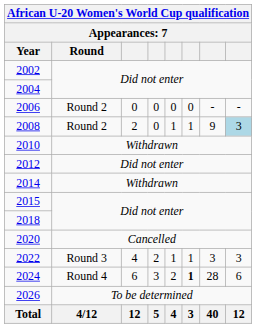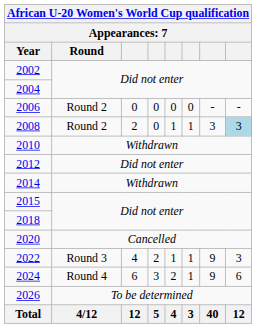(212, 126) 9 -> (212, 126) 3
(212, 257) 3 -> (212, 257) 9
(191, 276) bold -> (191, 276) normal
(212, 276) 28 -> (212, 276) 9
